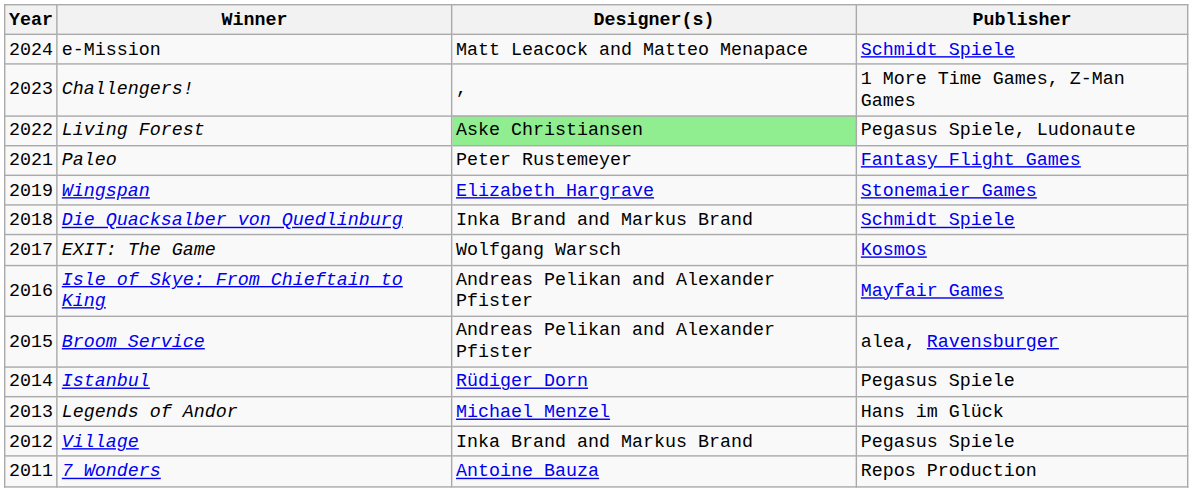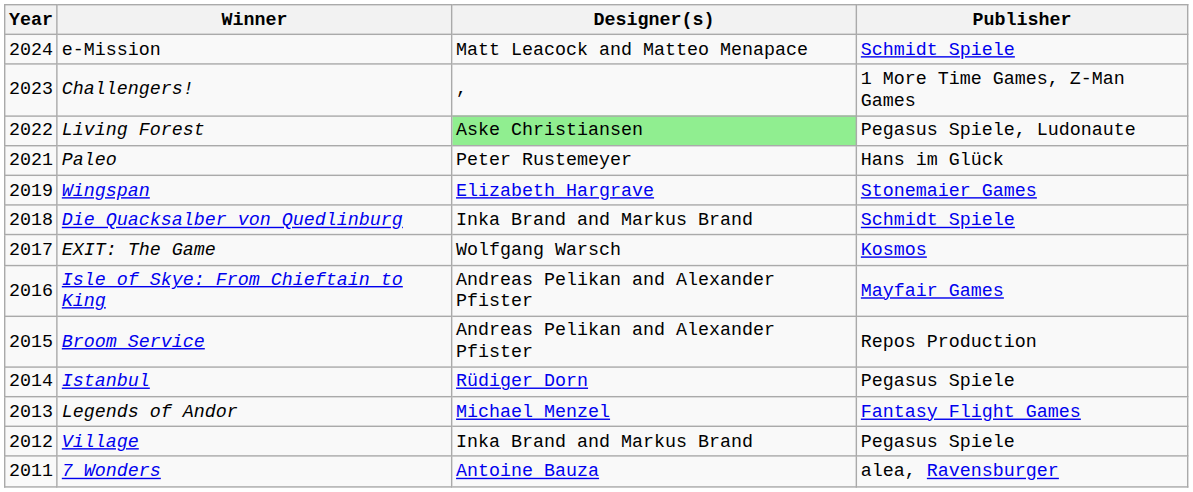(971, 160) Fantasy Flight Games -> (932, 160) Hans im Glück
(960, 341) alea, Ravensburger -> (949, 341) Repos Production
(932, 412) Hans im Glück -> (971, 412) Fantasy Flight Games
(949, 471) Repos Production -> (960, 471) alea, Ravensburger
